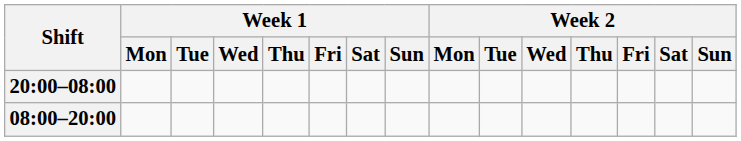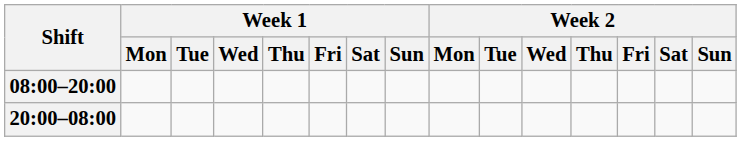rows swapped: (63, 119) <-> (63, 86)
